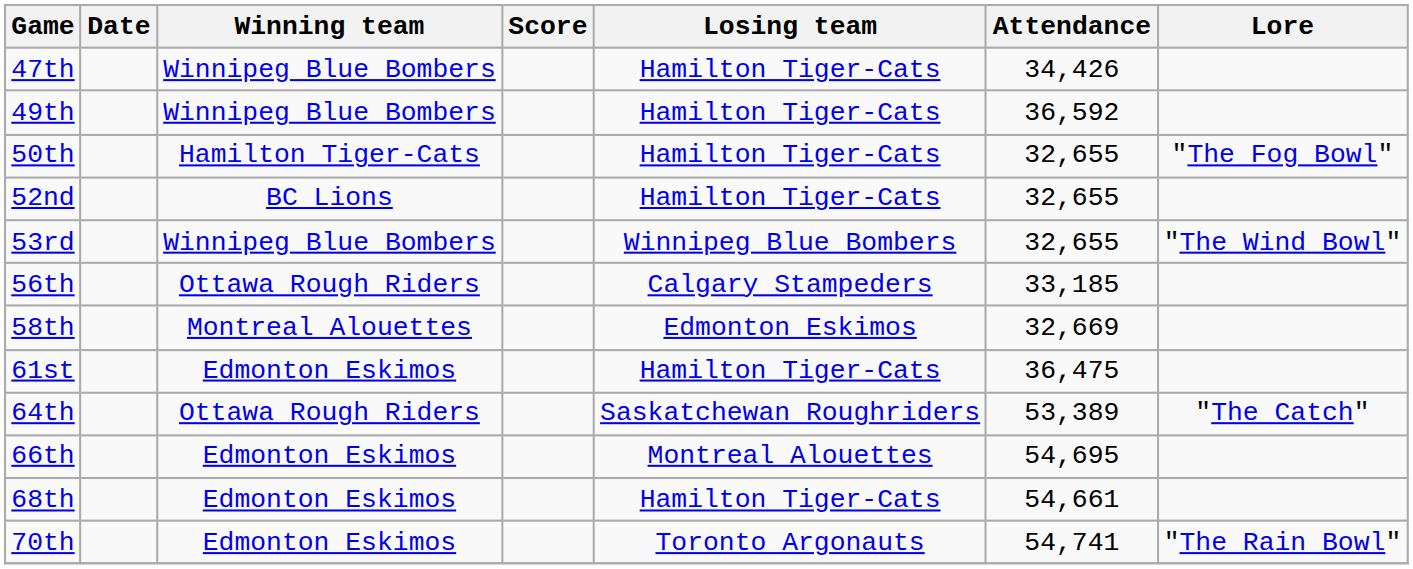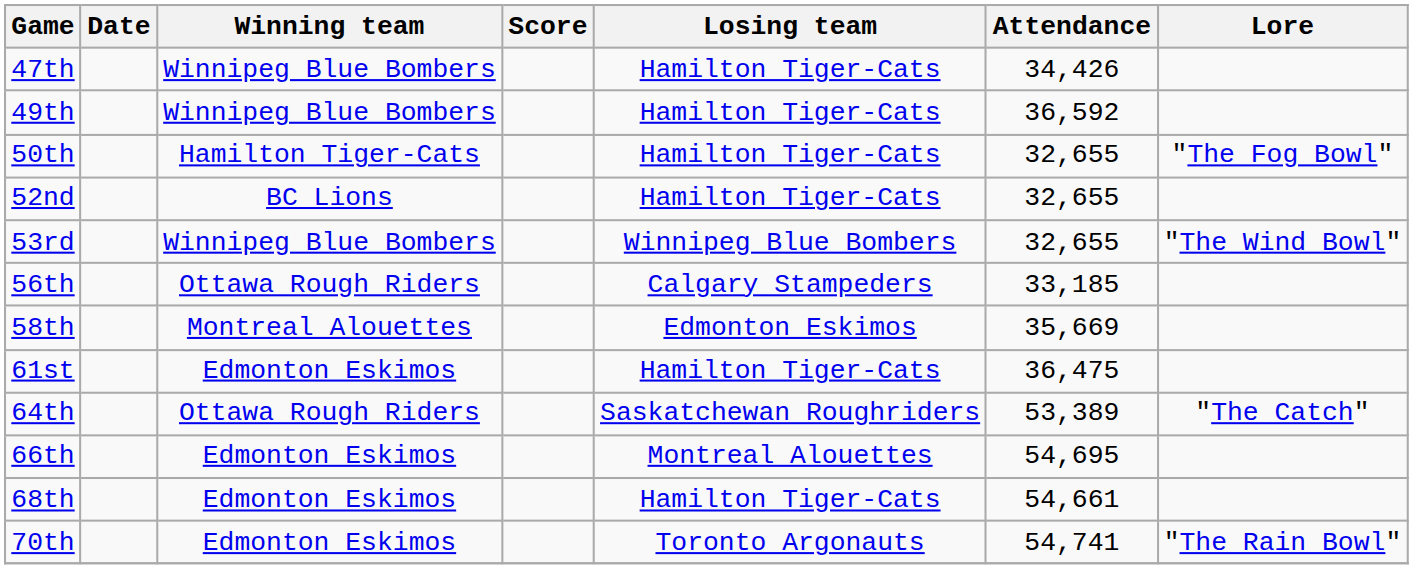(1072, 328) 32,669 -> (1072, 328) 35,669
